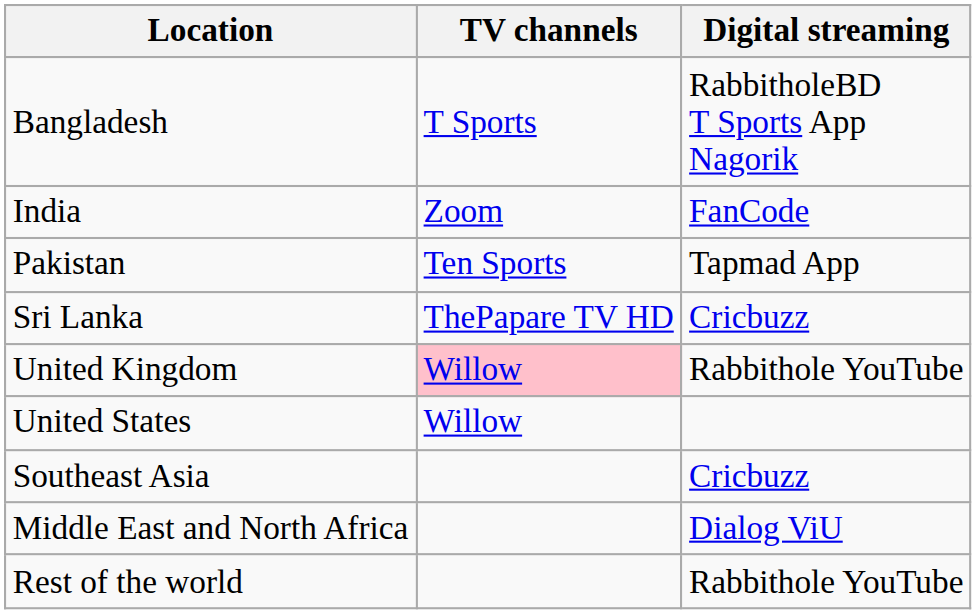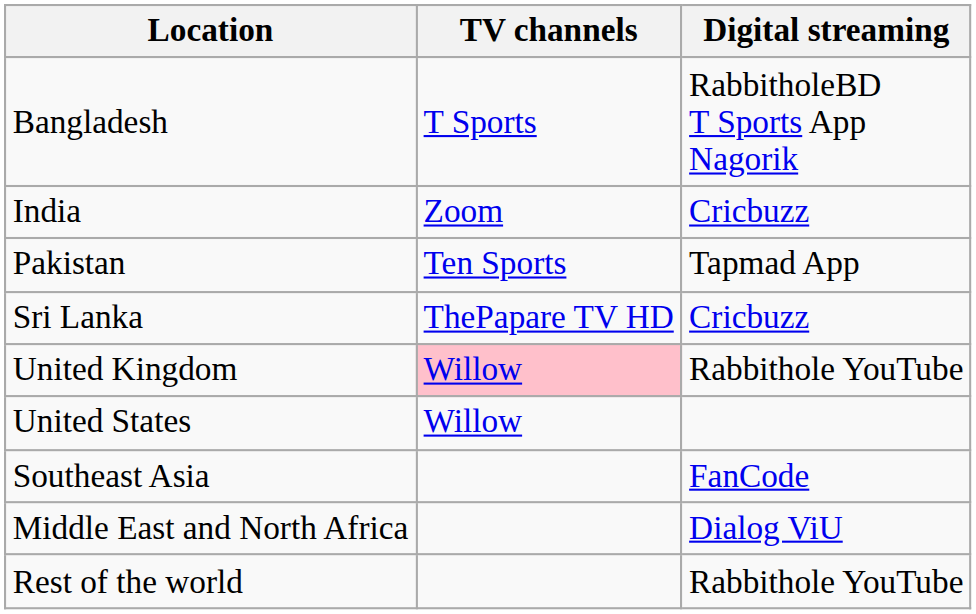(749, 211) FanCode -> (749, 211) Cricbuzz
(749, 475) Cricbuzz -> (749, 475) FanCode
